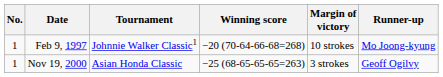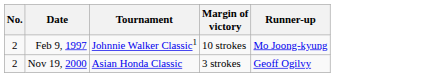- column: (253, 19)
(15, 45) 1 -> (15, 45) 2
(15, 64) 1 -> (15, 64) 2
